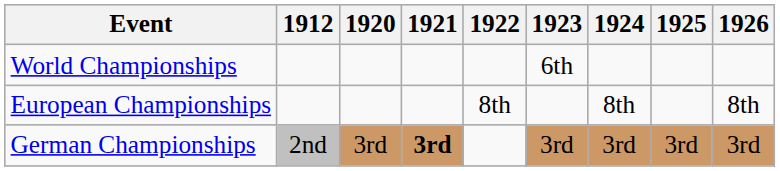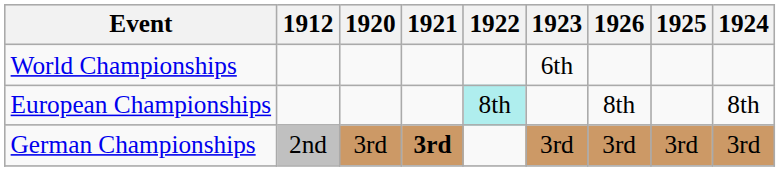columns swapped: (619, 24) <-> (744, 24)
(495, 104) no background -> (495, 104) paleturquoise background
